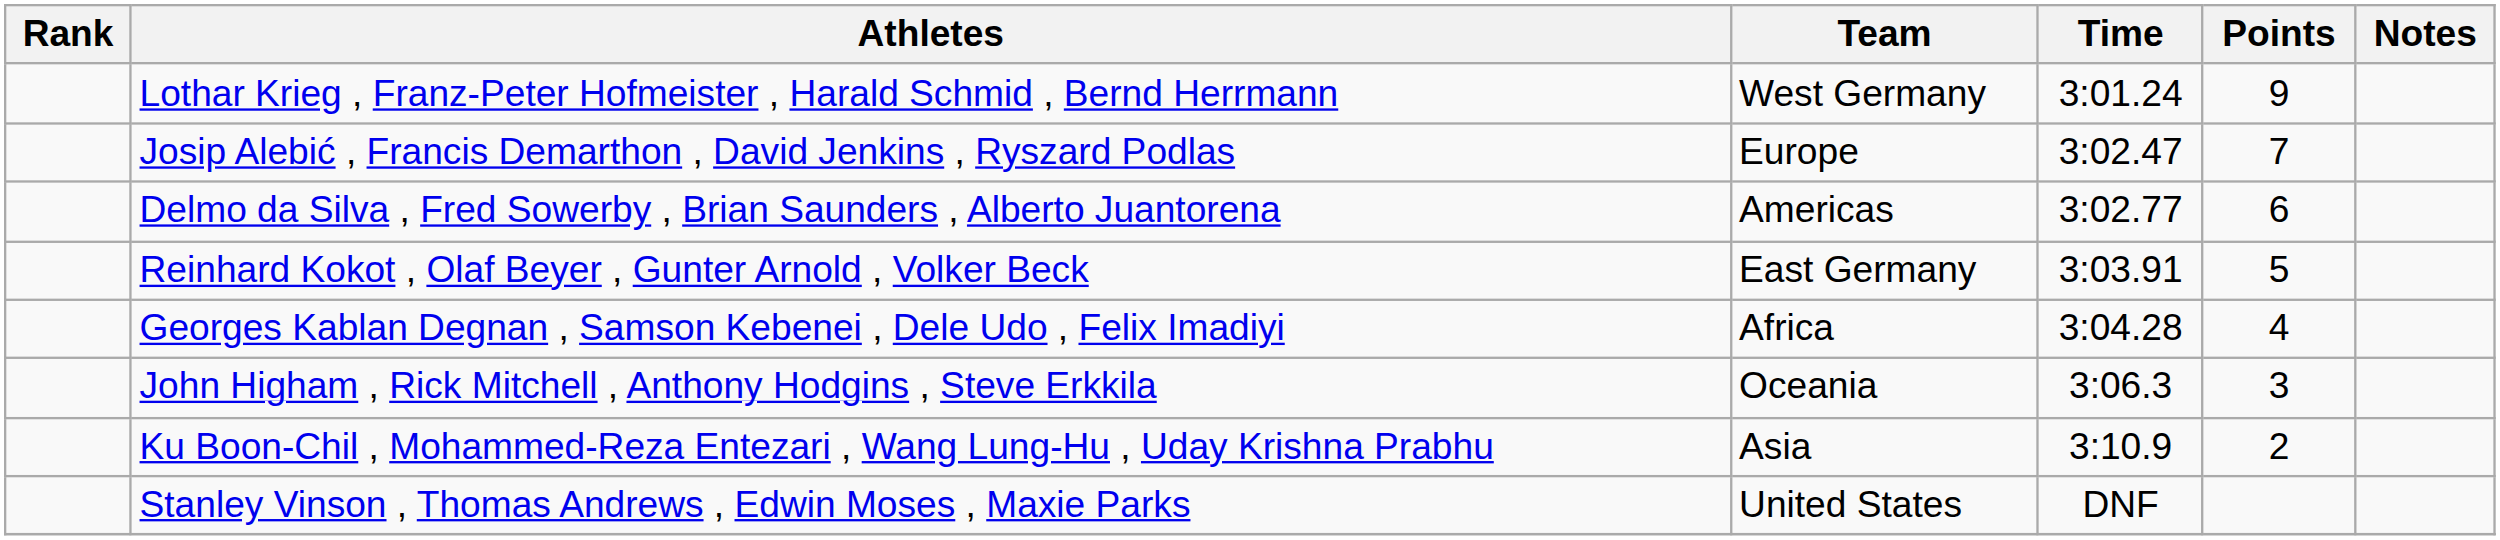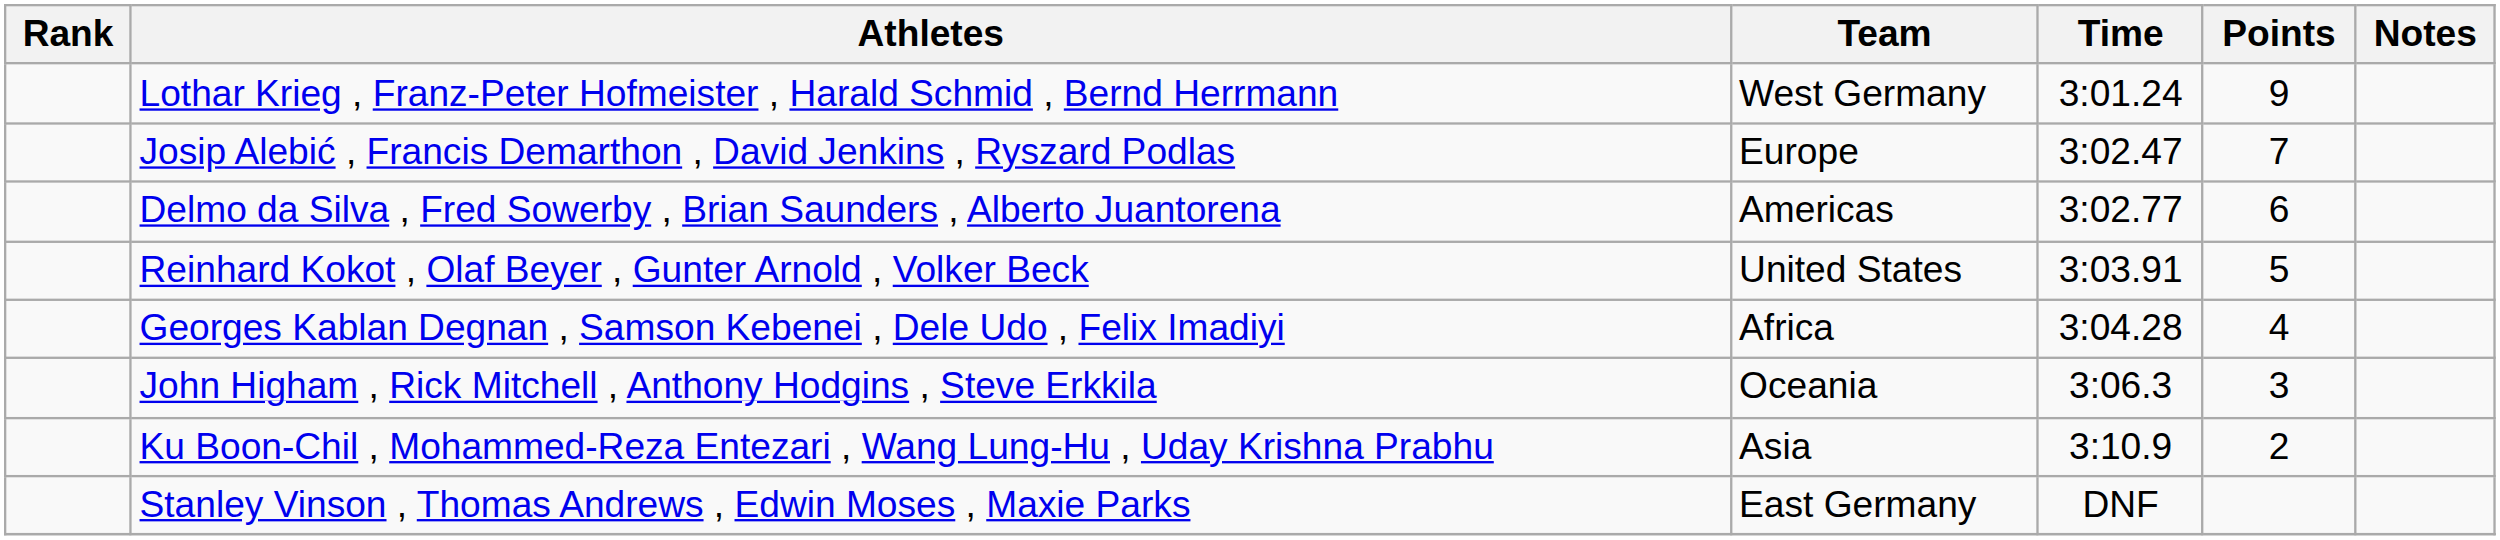(1858, 269) East Germany -> (1851, 269) United States
(1851, 504) United States -> (1858, 504) East Germany
